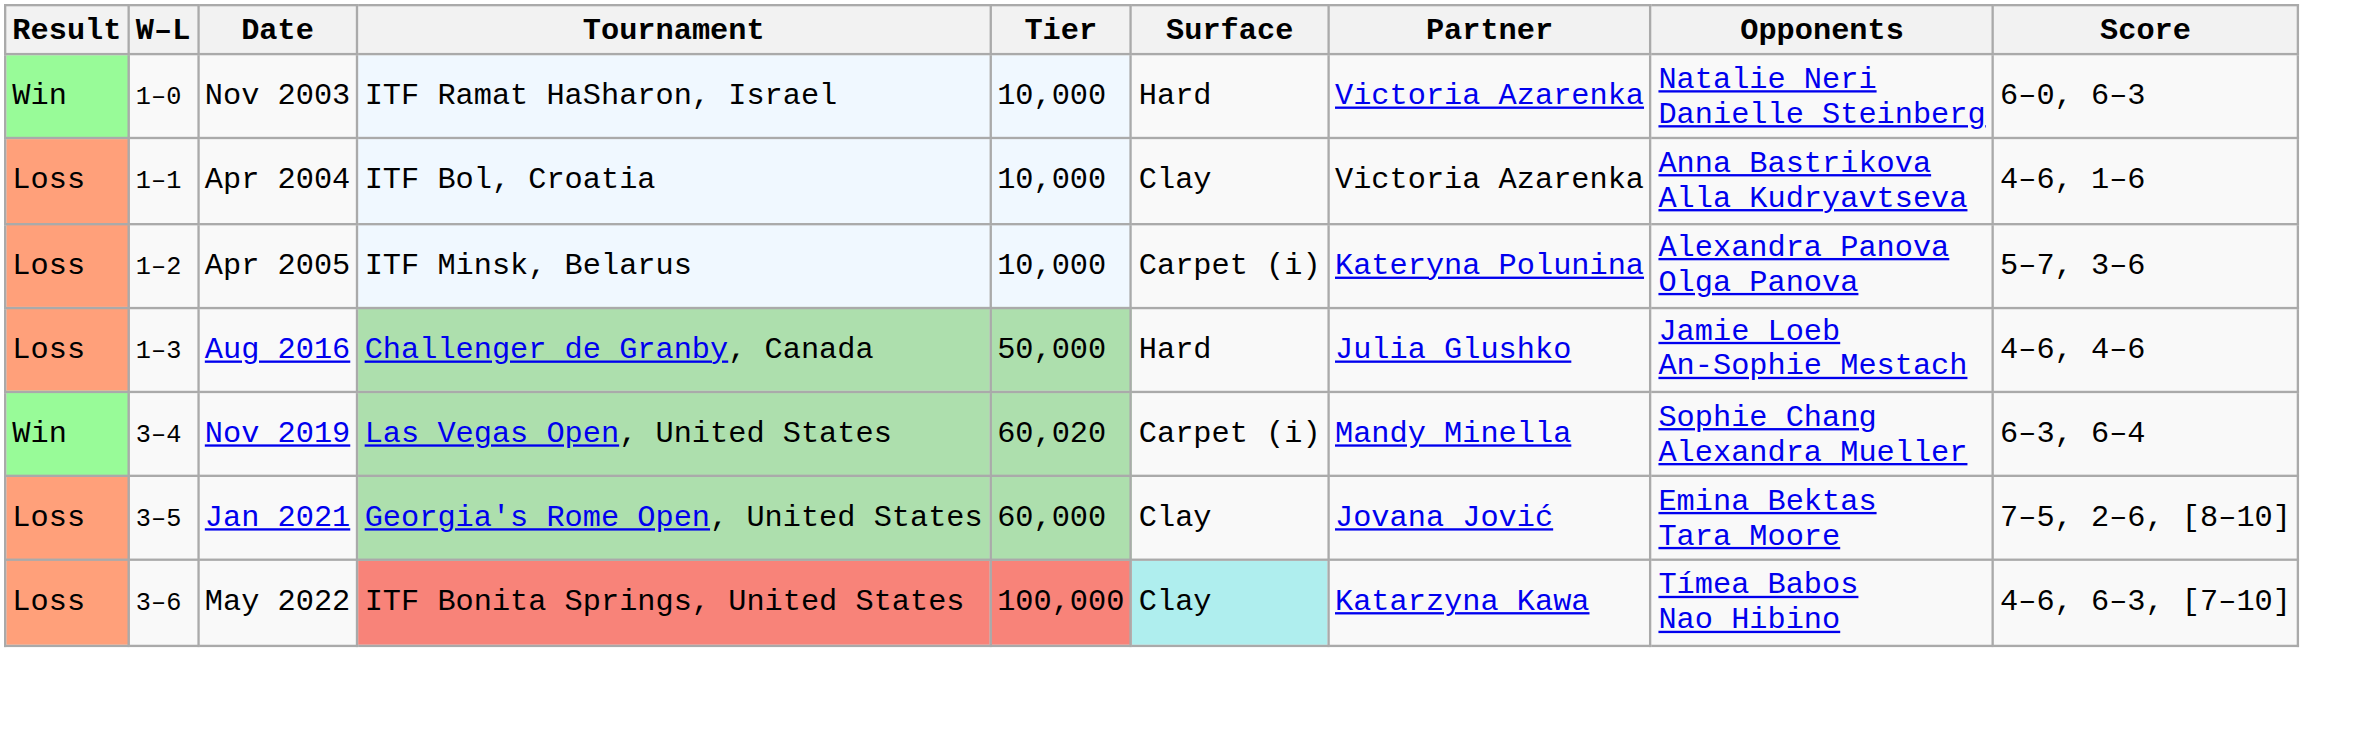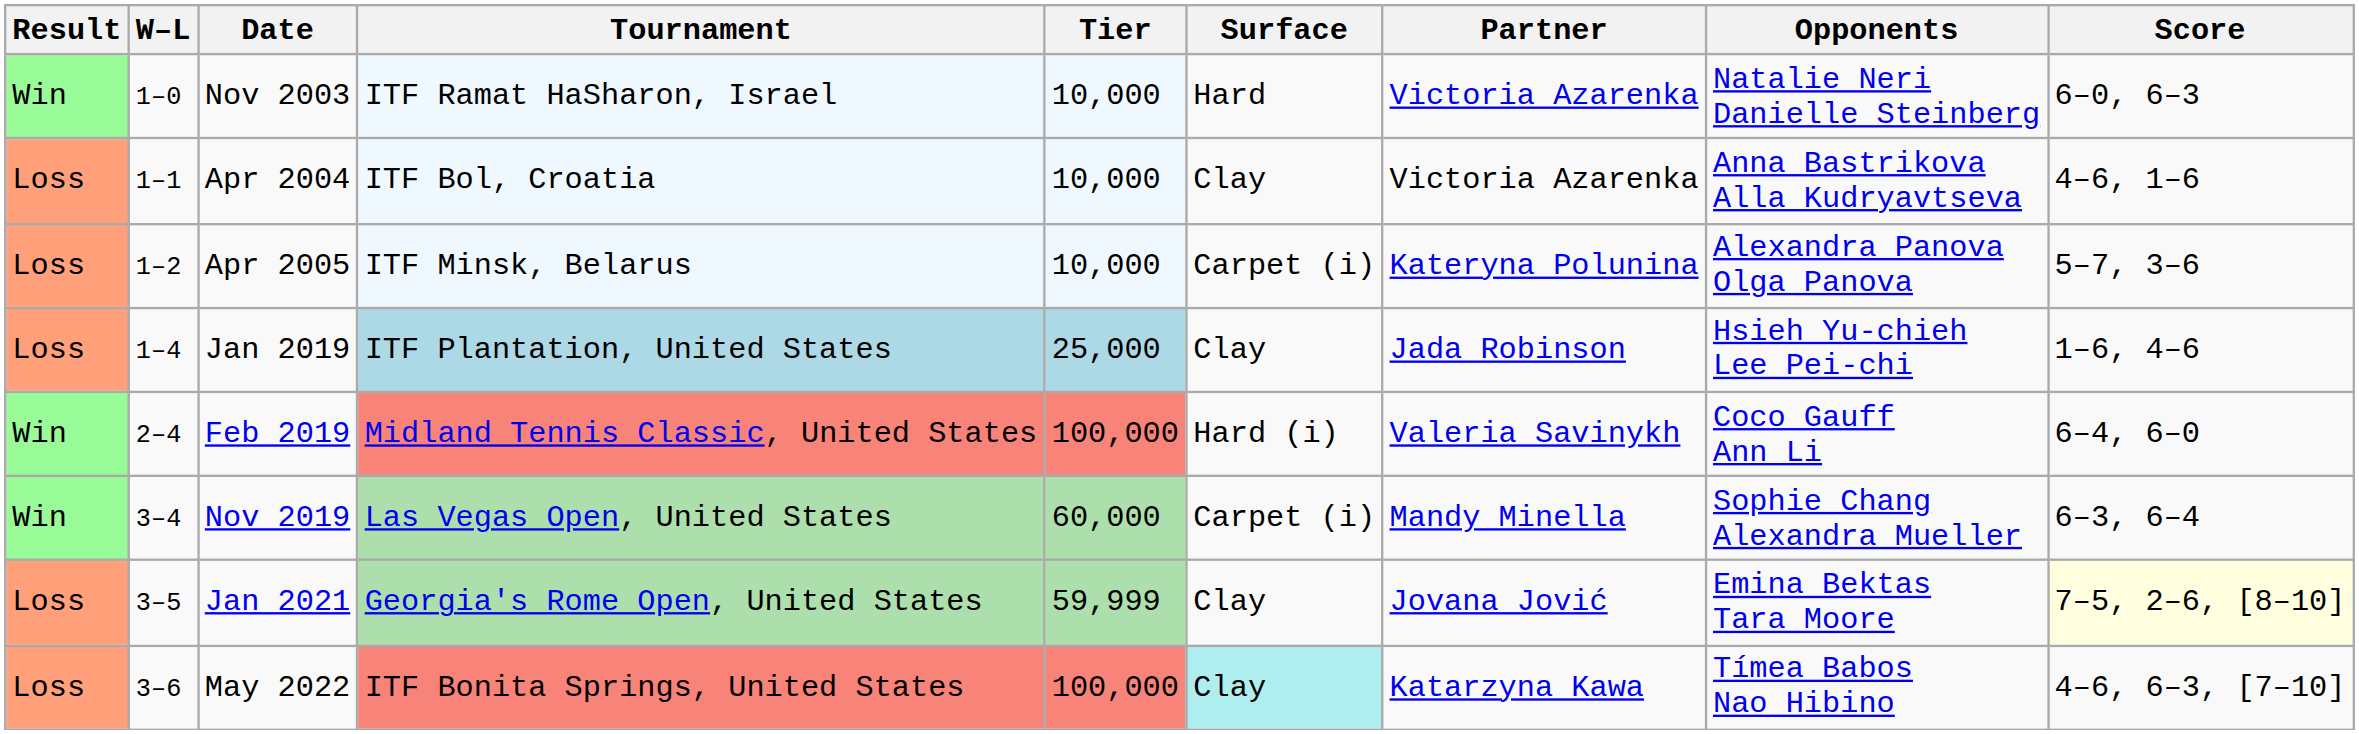- row: (278, 350)
+ row: (278, 350)
+ row: (278, 434)
(1052, 434) 60,020 -> (1106, 518) 60,000
(1052, 518) 60,000 -> (1106, 603) 59,999
(2146, 518) no background -> (2200, 603) lightyellow background
